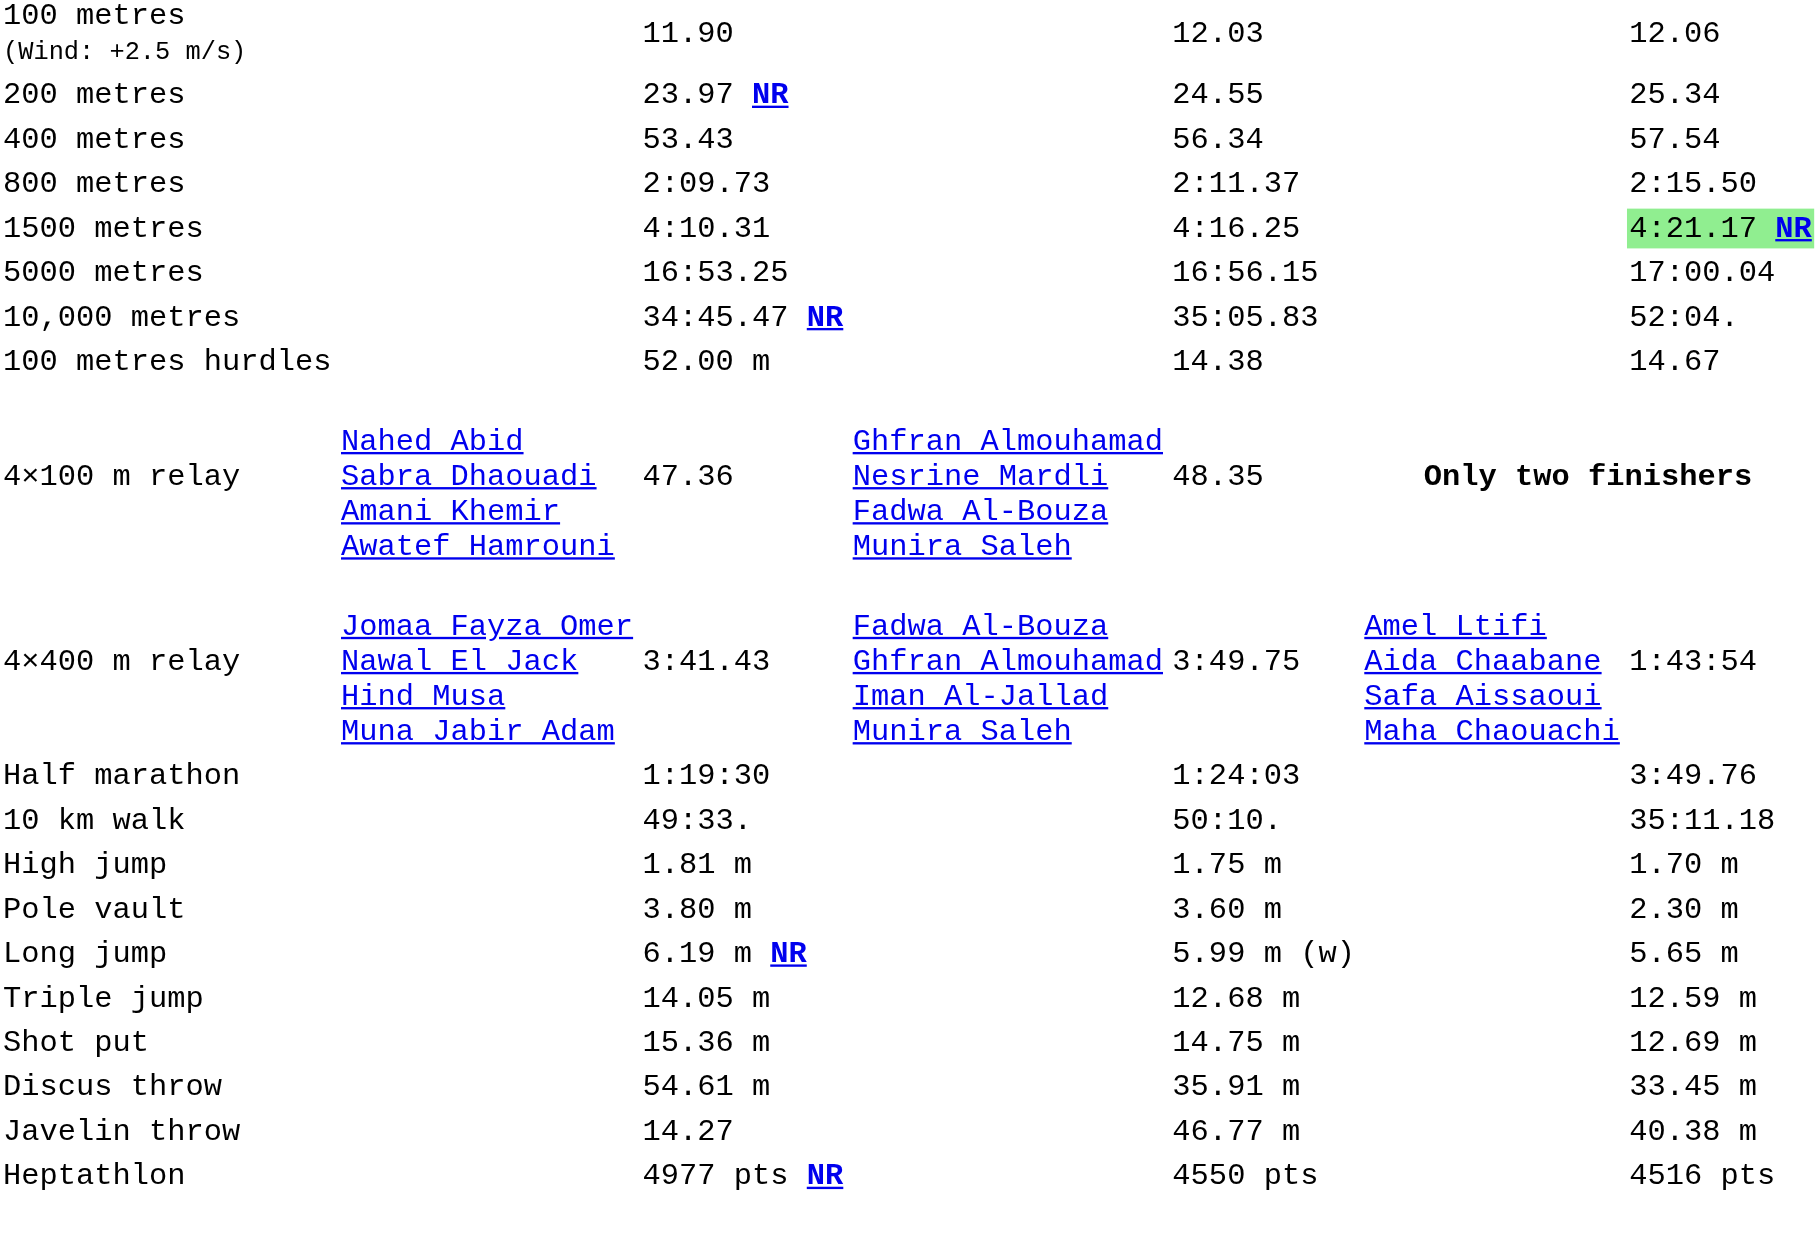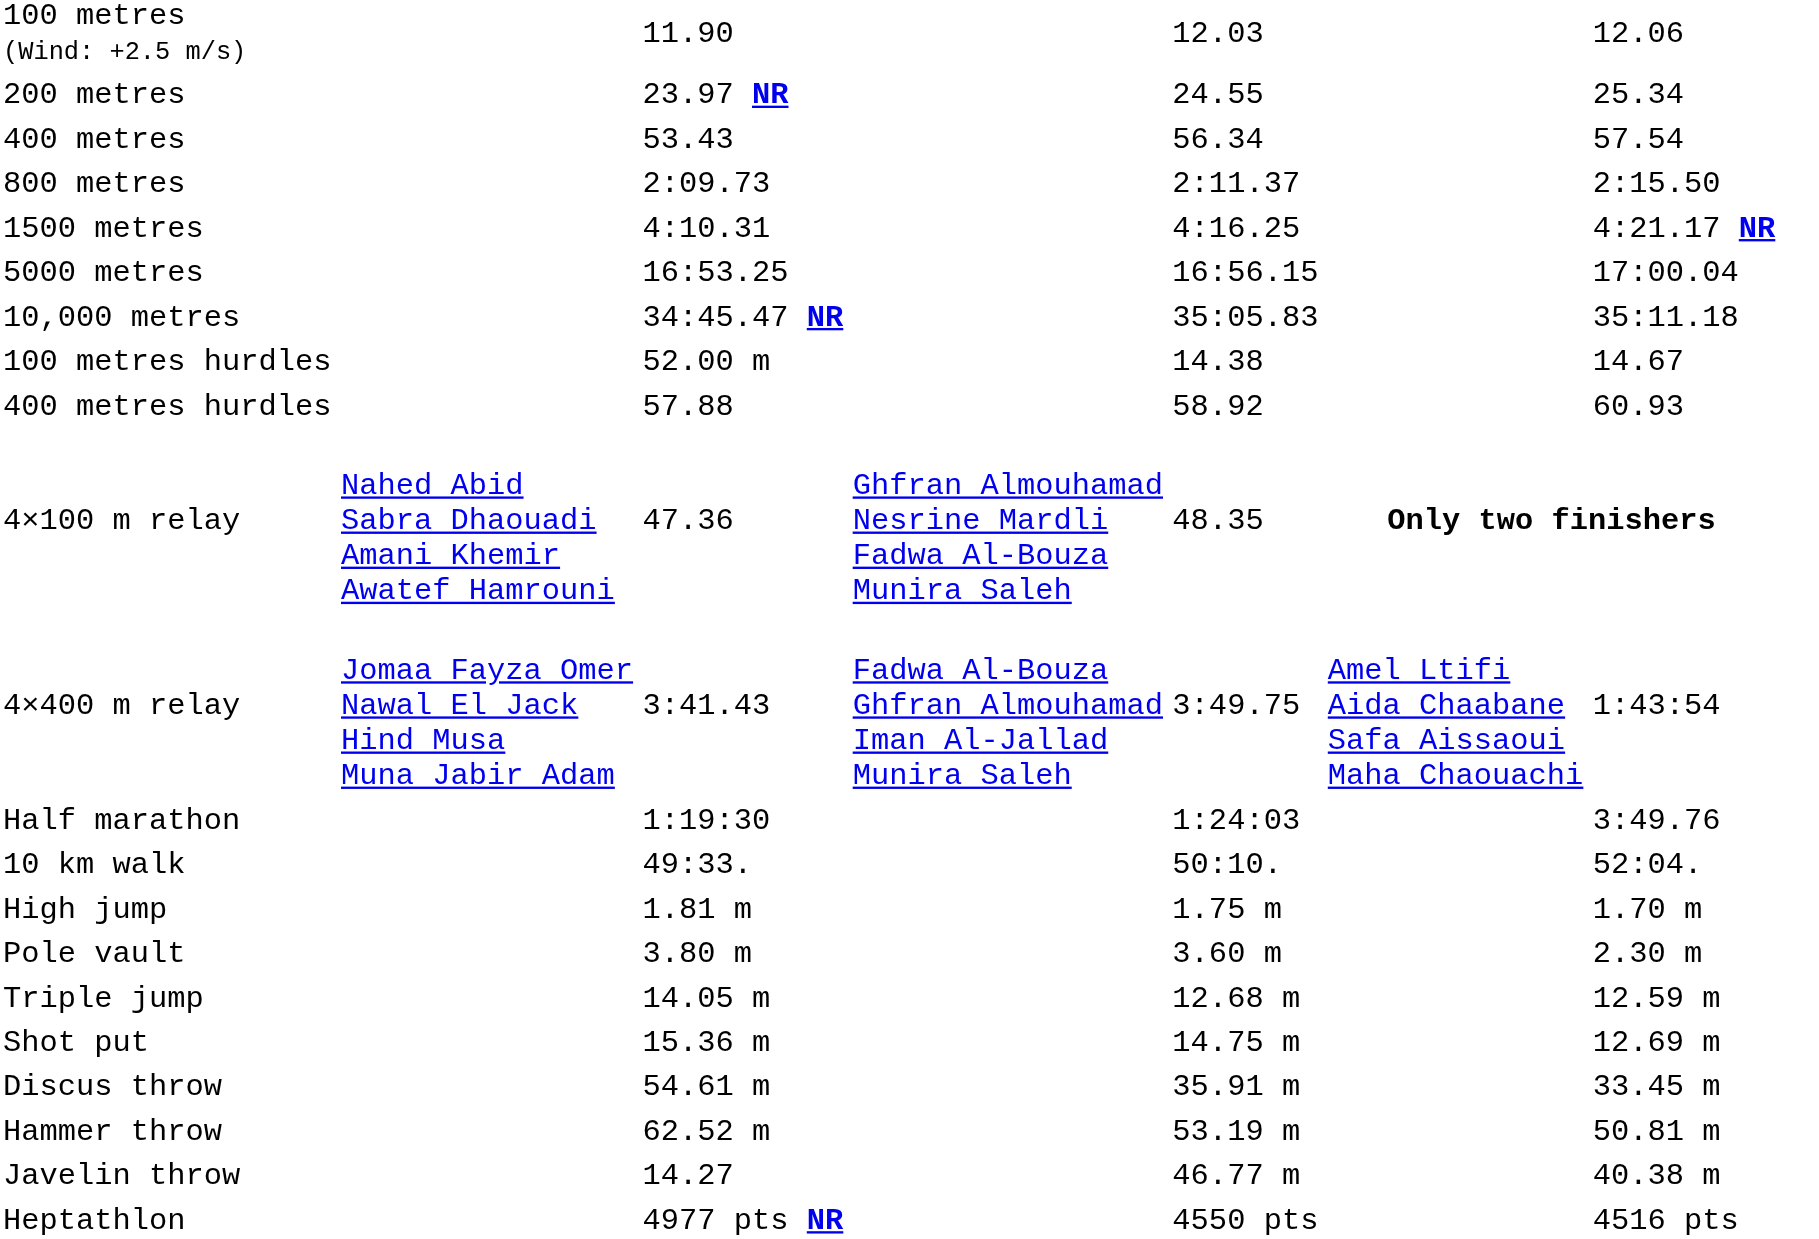(1721, 229) lightgreen background -> (1684, 229) no background
(1684, 317) 52:04. -> (1666, 317) 35:11.18
+ row: (167, 406)
(1702, 821) 35:11.18 -> (1647, 865) 52:04.
- row: (85, 954)
+ row: (113, 1132)
